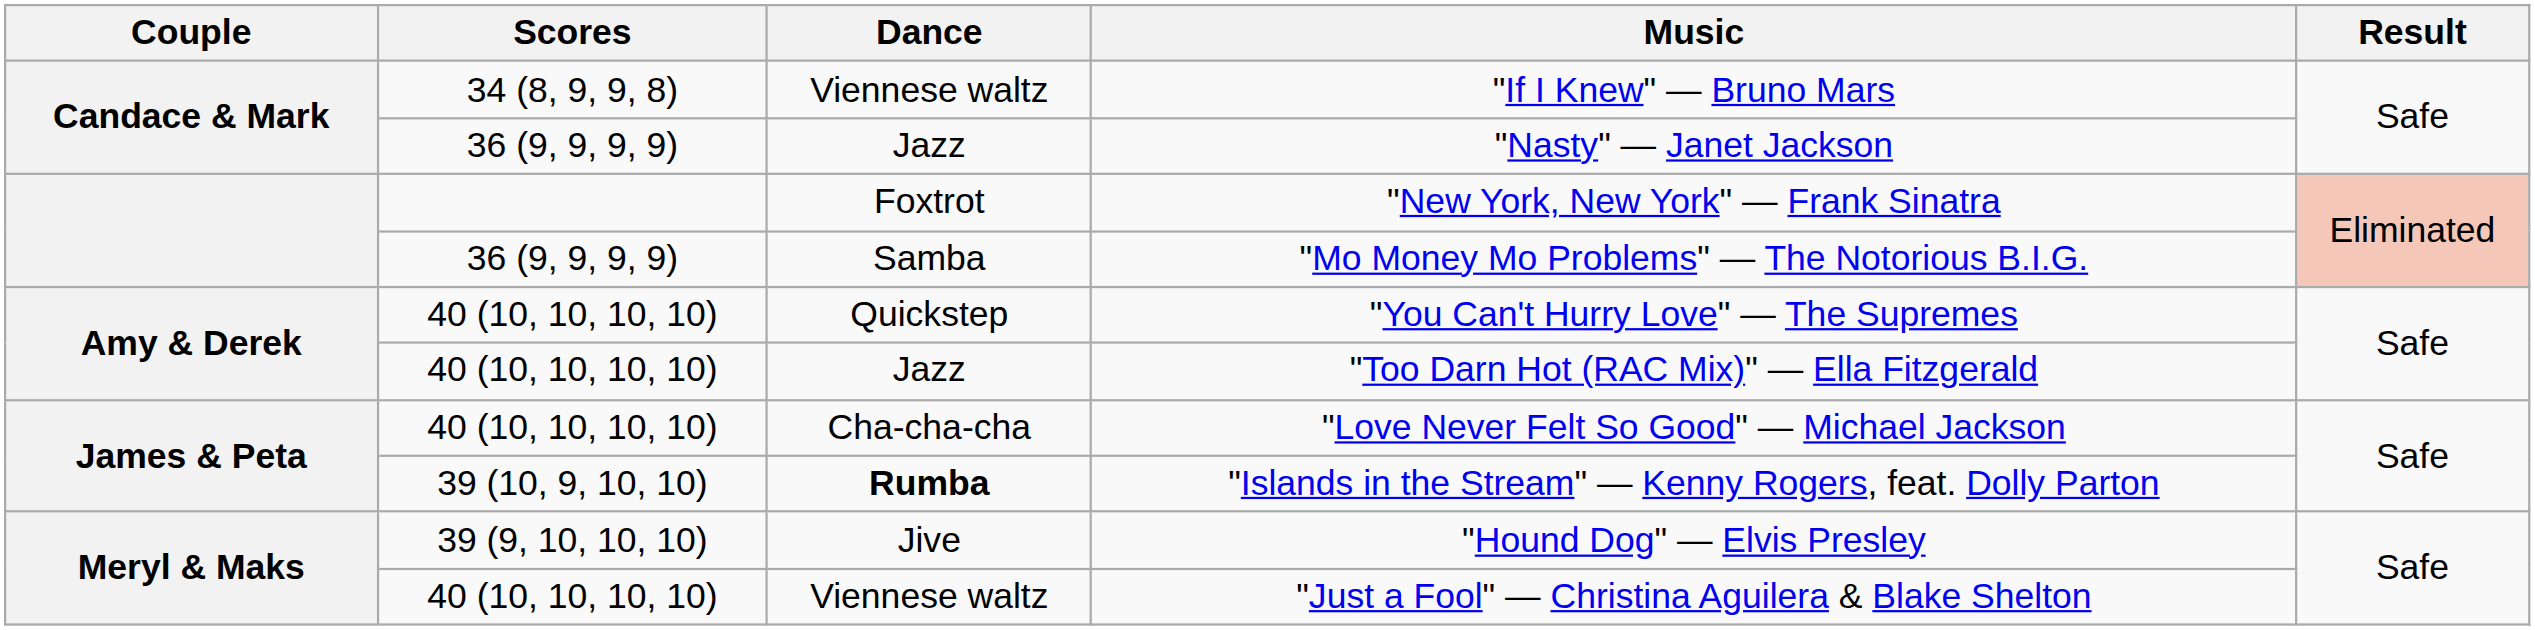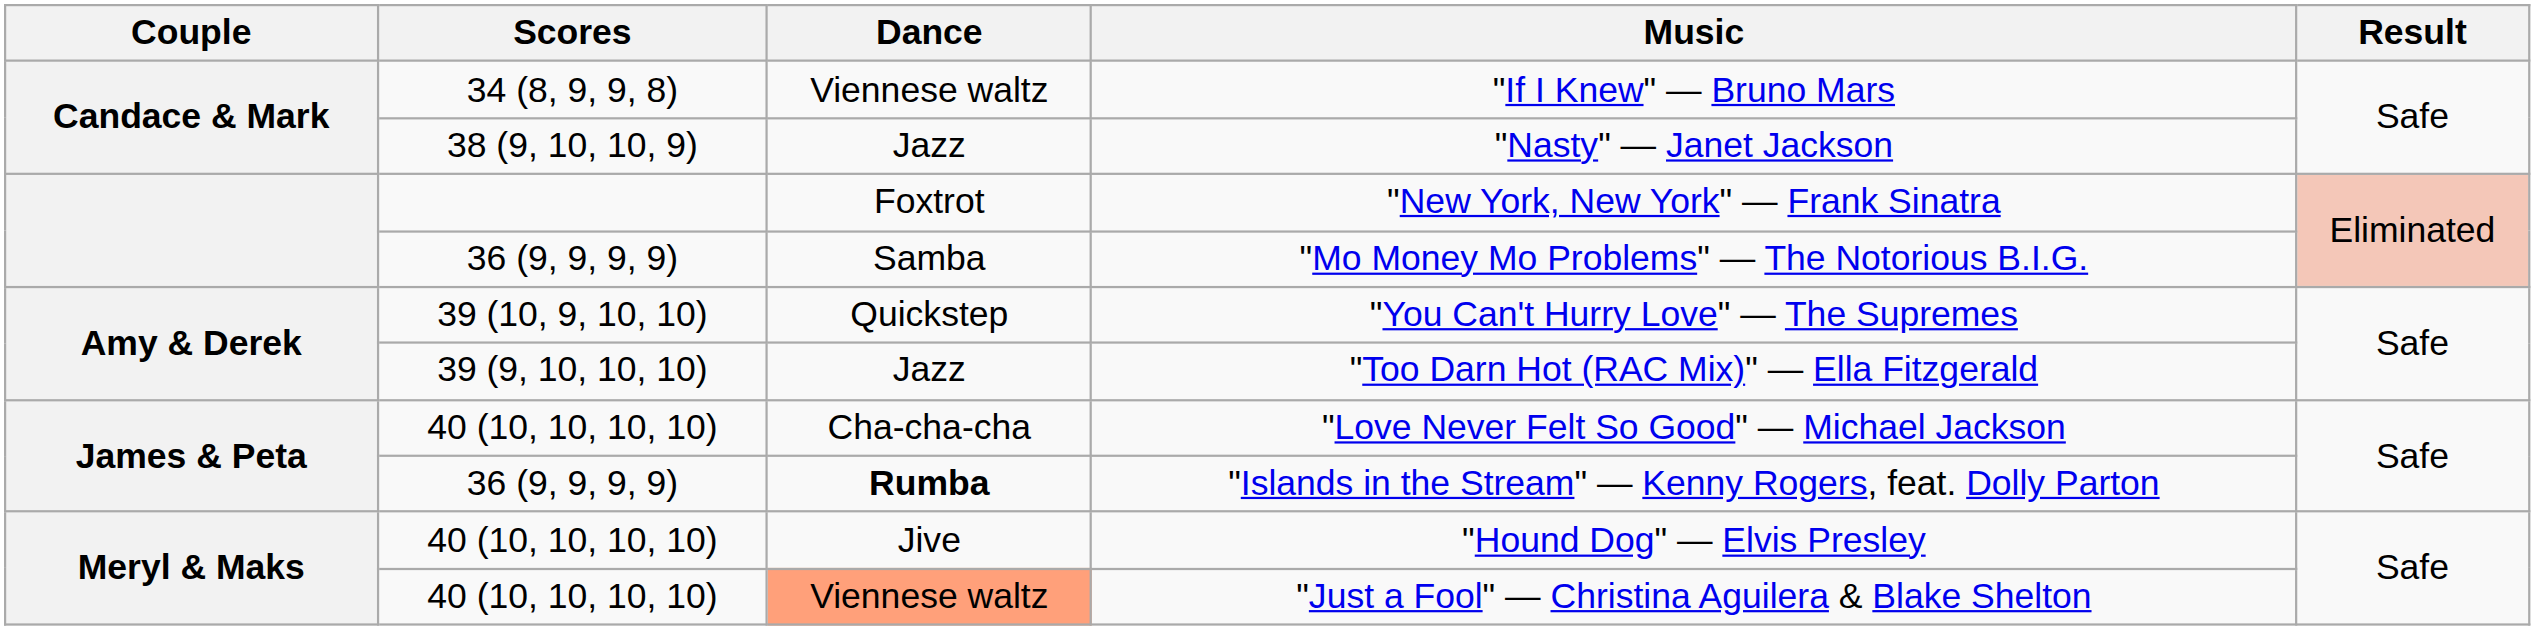(572, 145) 36 (9, 9, 9, 9) -> (572, 145) 38 (9, 10, 10, 9)
(572, 314) 40 (10, 10, 10, 10) -> (572, 314) 39 (10, 9, 10, 10)
(572, 370) 40 (10, 10, 10, 10) -> (572, 370) 39 (9, 10, 10, 10)
(572, 483) 39 (10, 9, 10, 10) -> (572, 483) 36 (9, 9, 9, 9)
(572, 539) 39 (9, 10, 10, 10) -> (572, 539) 40 (10, 10, 10, 10)
(929, 595) no background -> (929, 595) lightsalmon background
